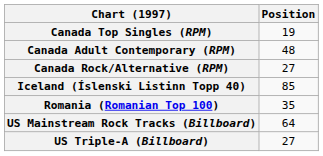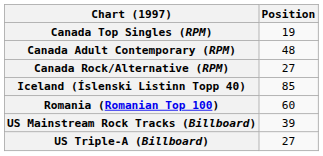(288, 105) 35 -> (288, 105) 60
(288, 123) 64 -> (288, 123) 39
